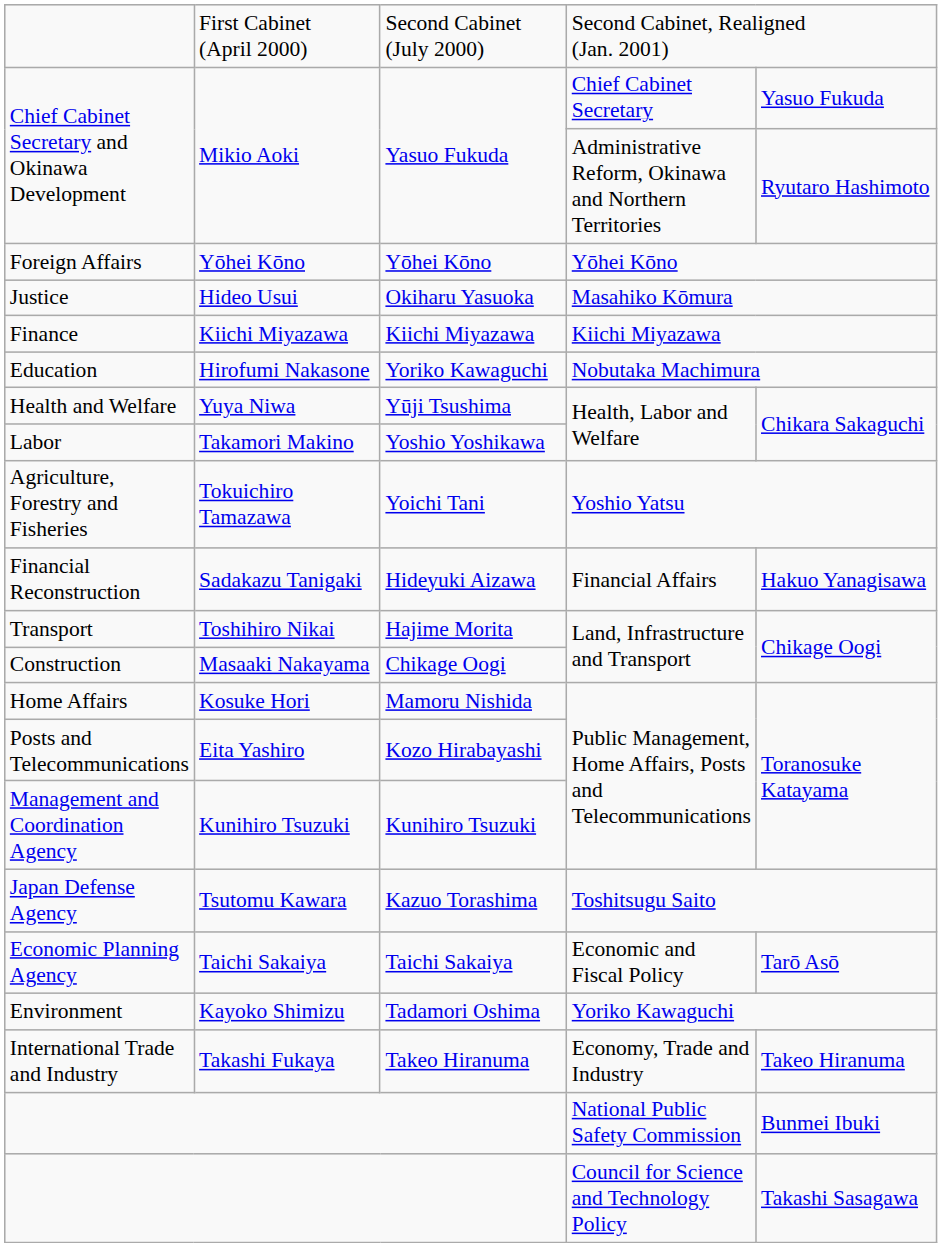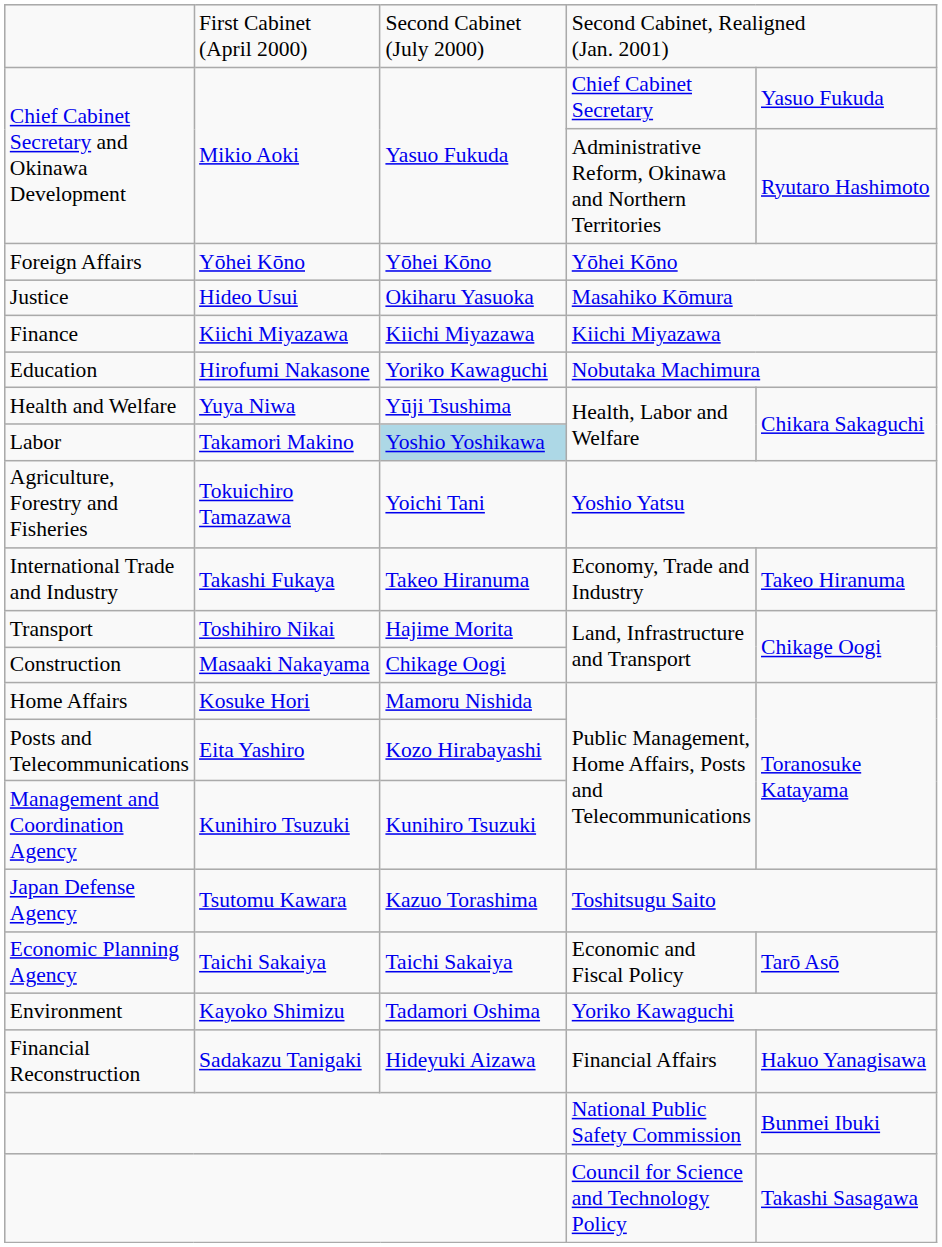(465, 441) no background -> (465, 441) lightblue background
rows swapped: (92, 1060) <-> (75, 579)
